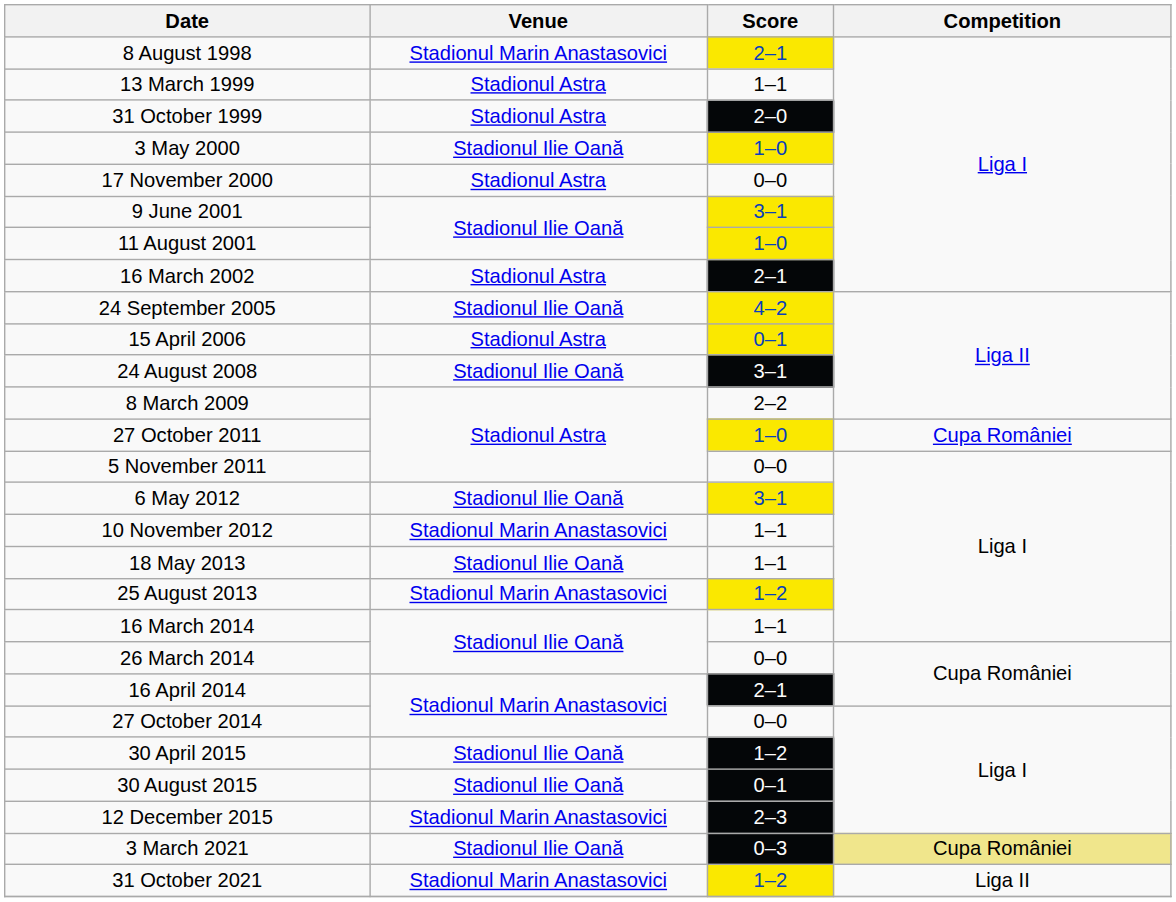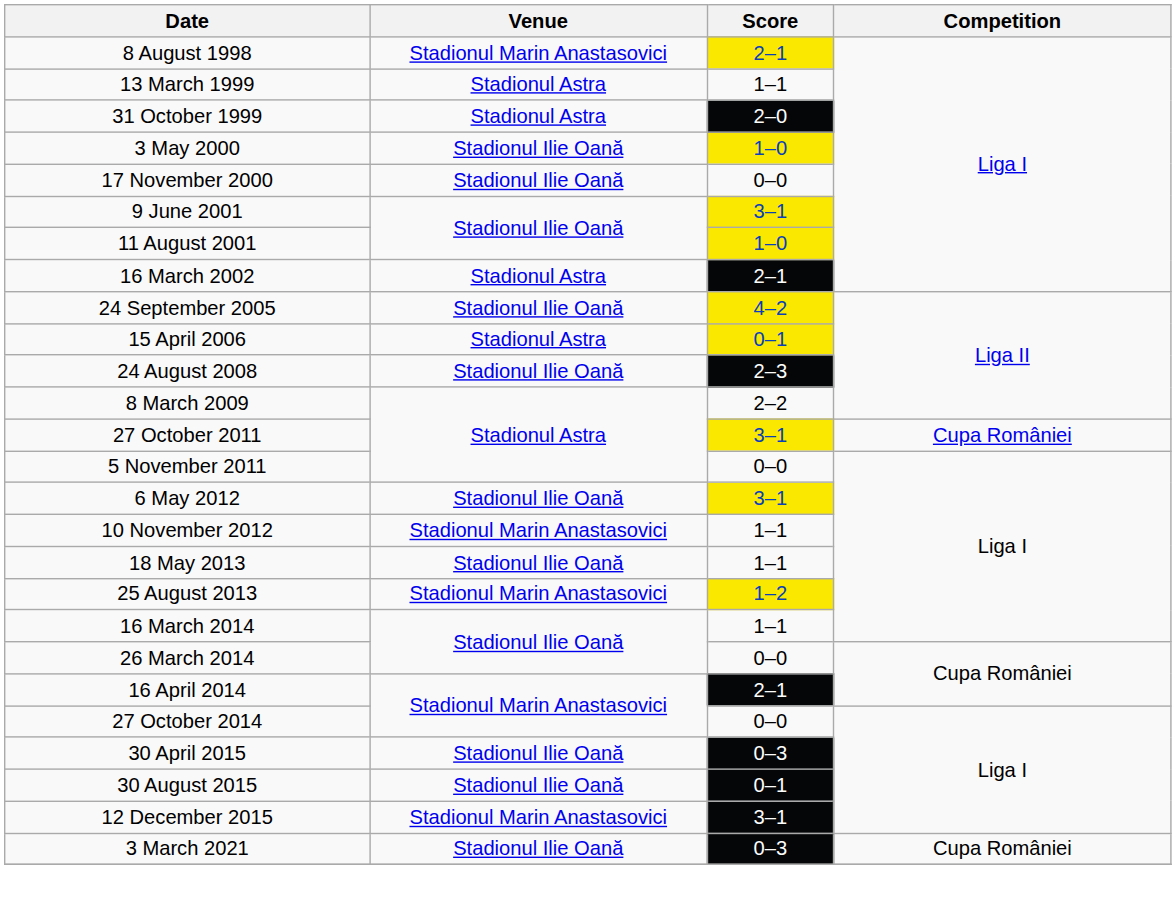(538, 180) Stadionul Astra -> (538, 180) Stadionul Ilie Oană
(770, 371) 3–1 -> (770, 371) 2–3
(770, 435) 1–0 -> (770, 435) 3–1
(770, 754) 1–2 -> (770, 754) 0–3
(770, 817) 2–3 -> (770, 817) 3–1
(1002, 849) khaki background -> (1002, 849) no background
- row: (187, 881)
